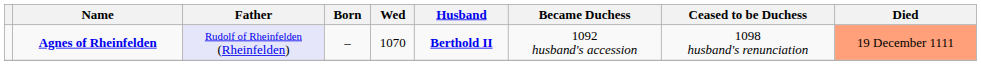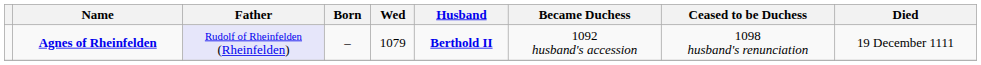(393, 42) 1070 -> (393, 42) 1079
(905, 42) lightsalmon background -> (905, 42) no background
